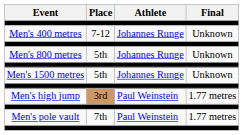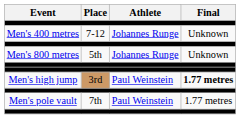- row: (45, 75)
(212, 96) normal -> (208, 80) bold
